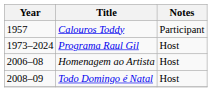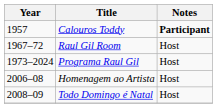(182, 29) normal -> (185, 29) bold
+ row: (90, 45)
